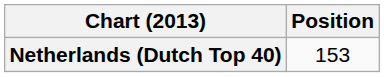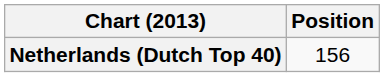(333, 54) 153 -> (333, 54) 156
